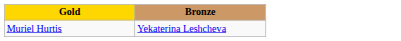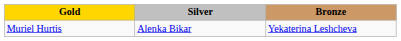+ column: (200, 12)
